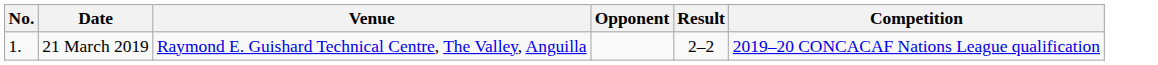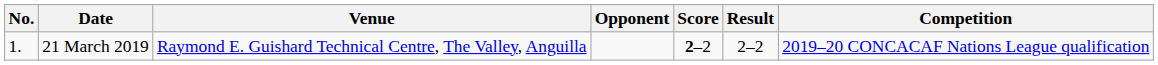+ column: (698, 18)
